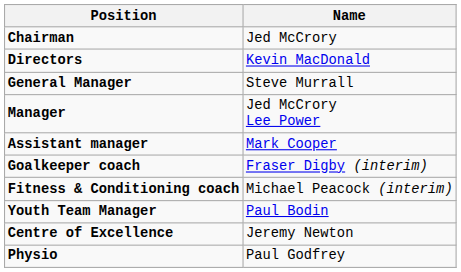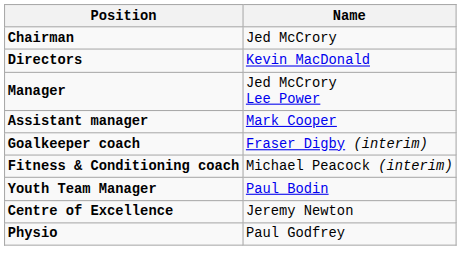- row: (70, 83)
